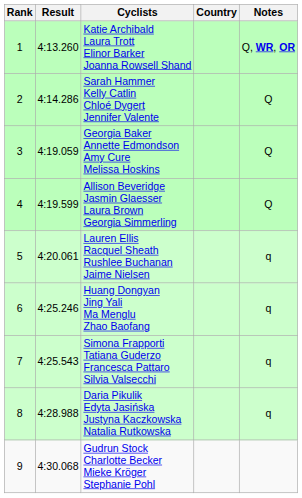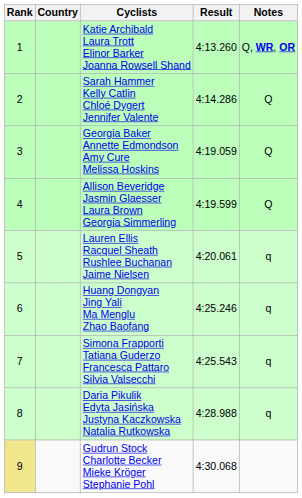columns swapped: (217, 12) <-> (58, 12)
(20, 466) no background -> (20, 466) khaki background
